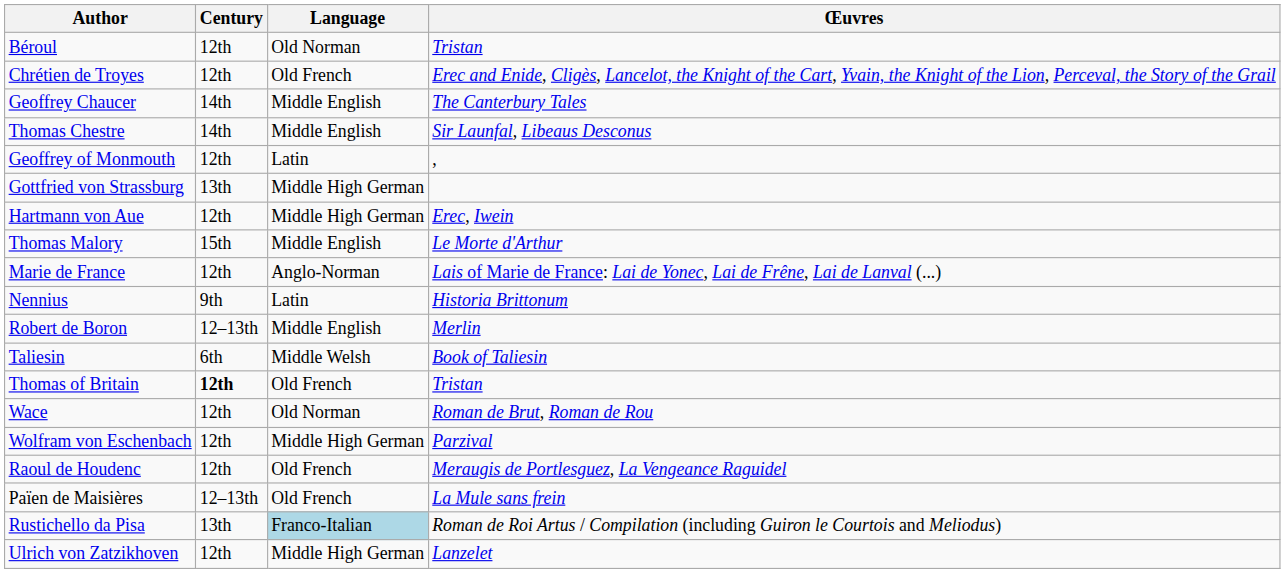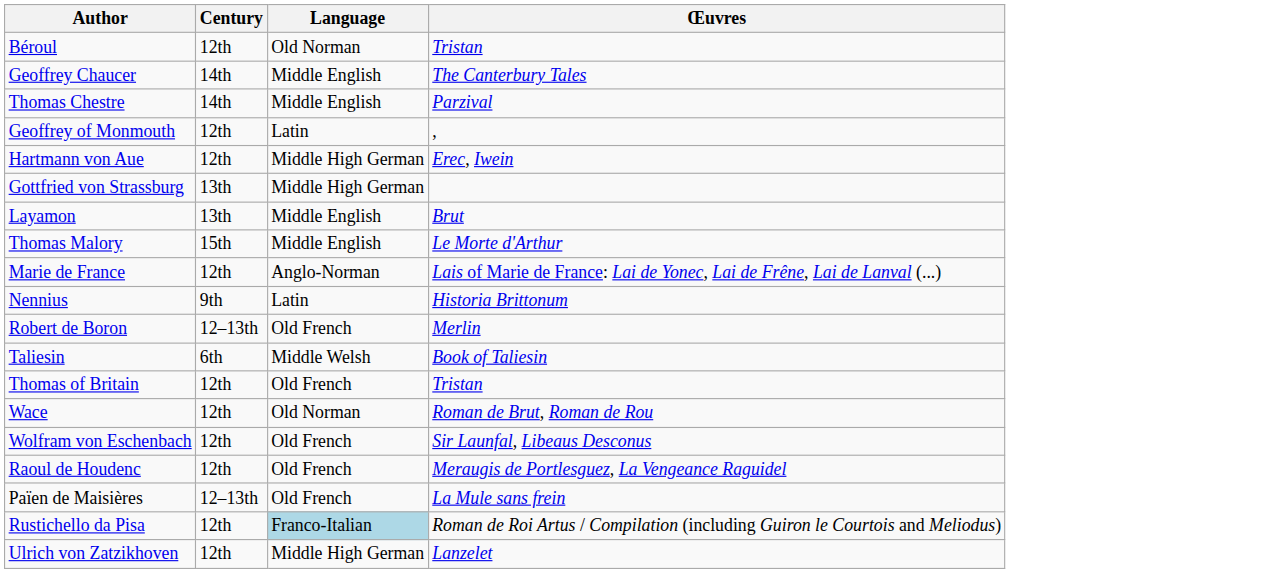- row: (76, 74)
(542, 131) Sir Launfal, Libeaus Desconus -> (462, 103) Parzival
rows swapped: (96, 187) <-> (76, 215)
+ row: (42, 215)
(326, 328) Middle English -> (311, 328) Old French
(217, 384) bold -> (216, 384) normal
(348, 441) Middle High German -> (311, 441) Old French
(462, 441) Parzival -> (542, 441) Sir Launfal, Libeaus Desconus
(216, 525) 13th -> (216, 525) 12th
